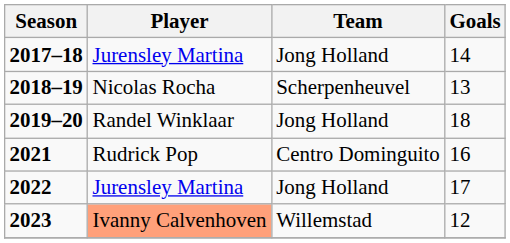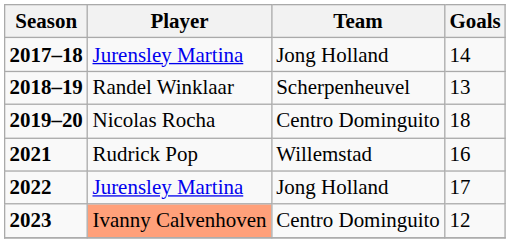(154, 87) Nicolas Rocha -> (163, 87) Randel Winklaar
(163, 120) Randel Winklaar -> (154, 120) Nicolas Rocha
(332, 120) Jong Holland -> (358, 120) Centro Dominguito
(358, 154) Centro Dominguito -> (324, 154) Willemstad
(324, 220) Willemstad -> (358, 220) Centro Dominguito
